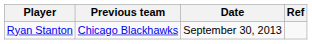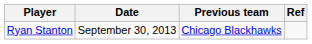columns swapped: (128, 13) <-> (232, 13)
